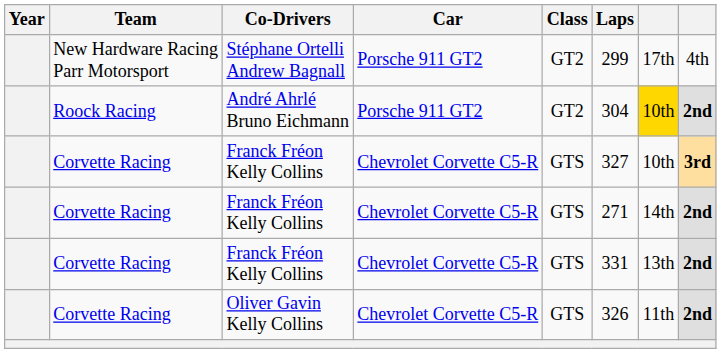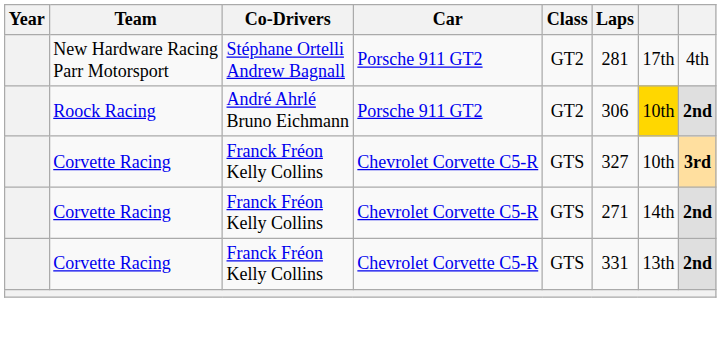(615, 60) 299 -> (615, 60) 281
(615, 110) 304 -> (615, 110) 306
- row: (112, 314)
